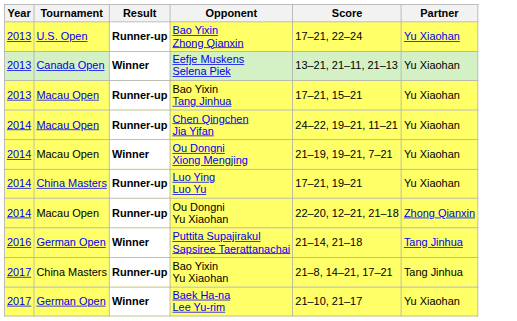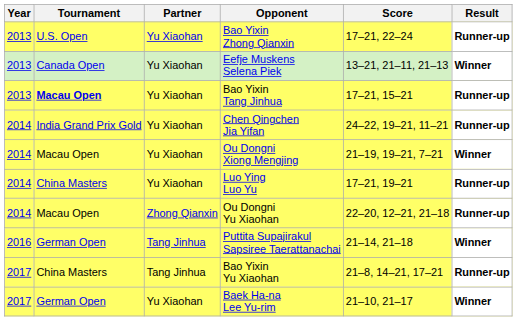columns swapped: (439, 13) <-> (140, 13)
(68, 96) normal -> (69, 96) bold
(68, 125) Macau Open -> (89, 125) India Grand Prix Gold
